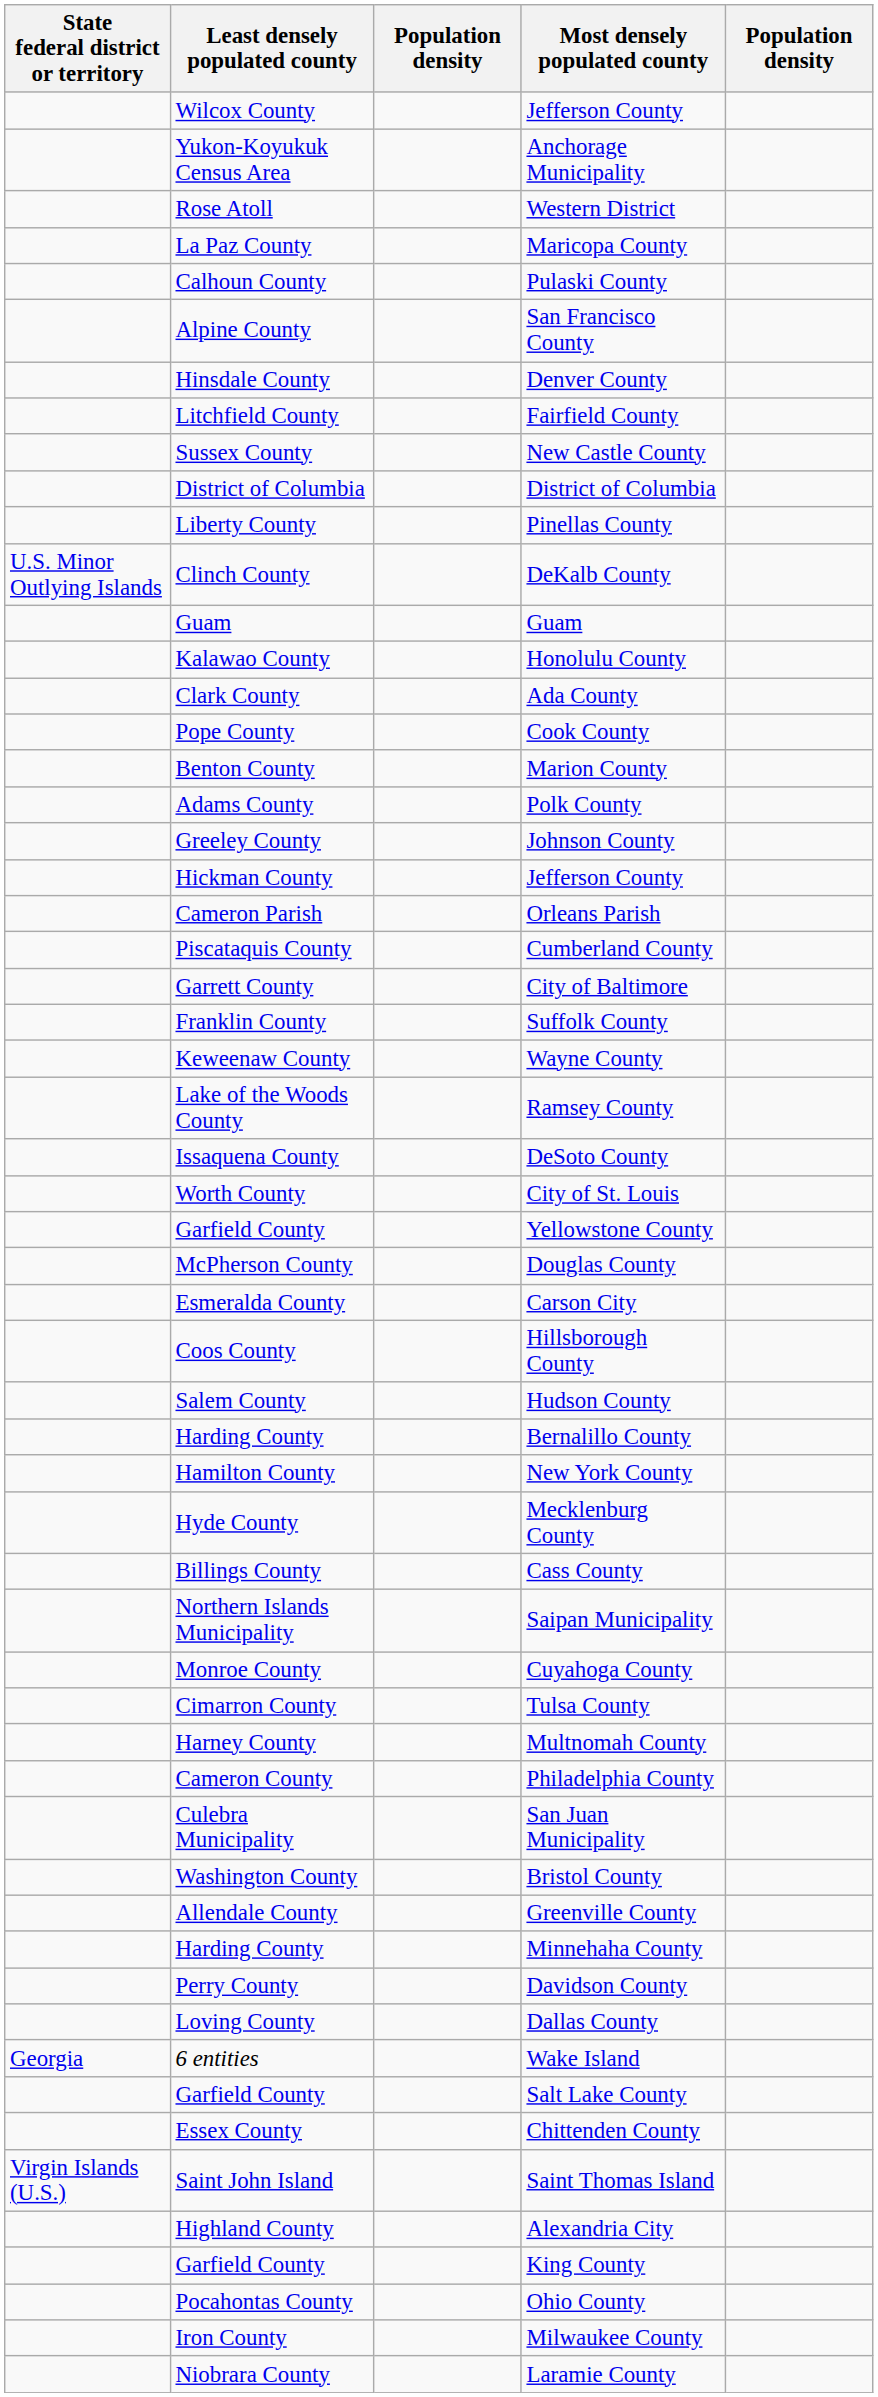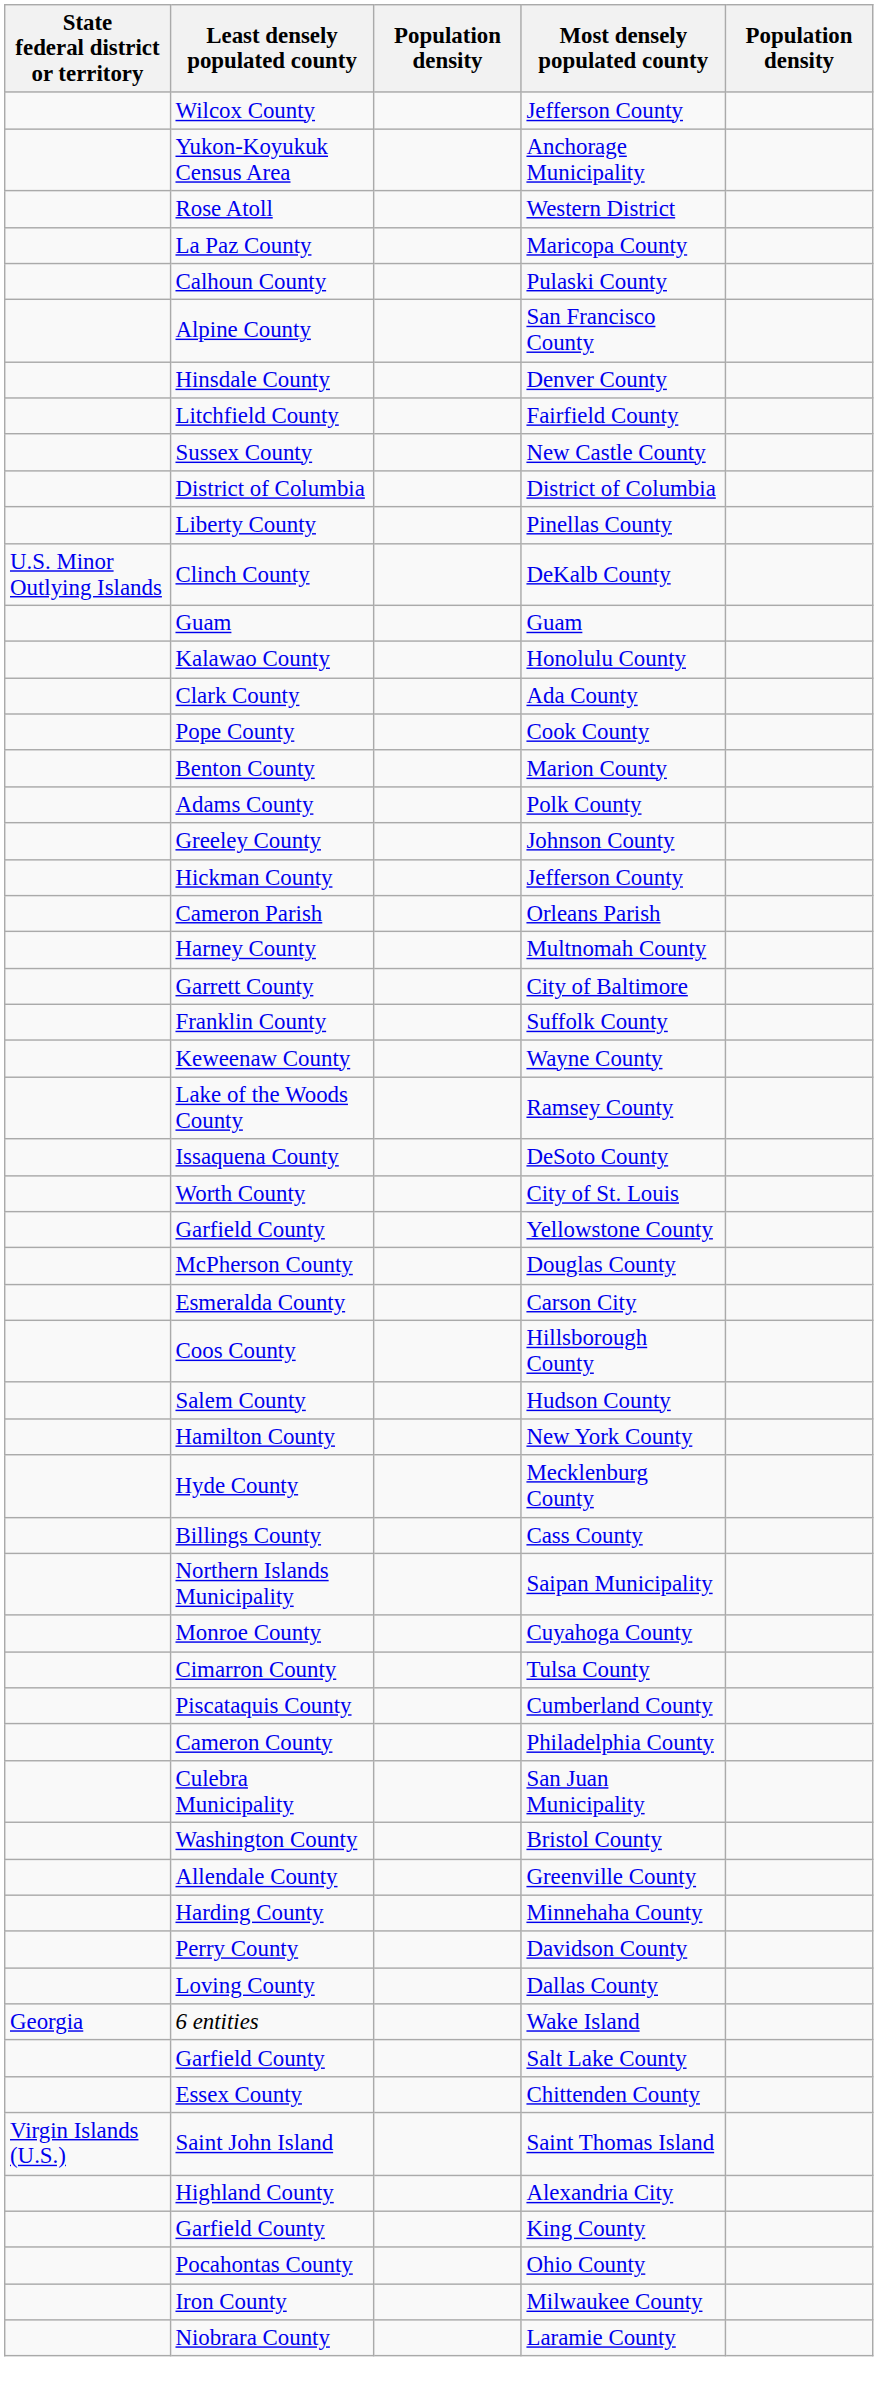rows swapped: (264, 949) <-> (246, 1742)
- row: (250, 1436)
